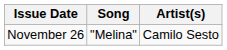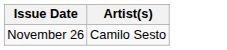- column: (113, 14)
